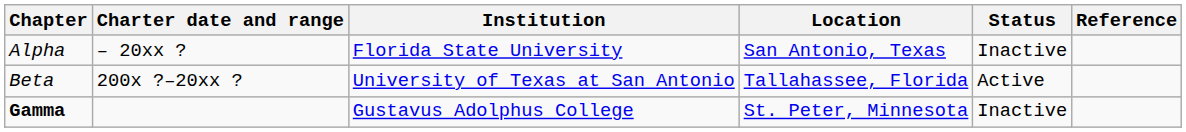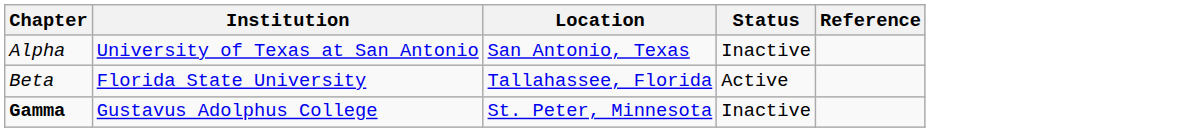- column: (220, 20)
(488, 50) Florida State University -> (288, 50) University of Texas at San Antonio
(544, 81) University of Texas at San Antonio -> (232, 81) Florida State University
